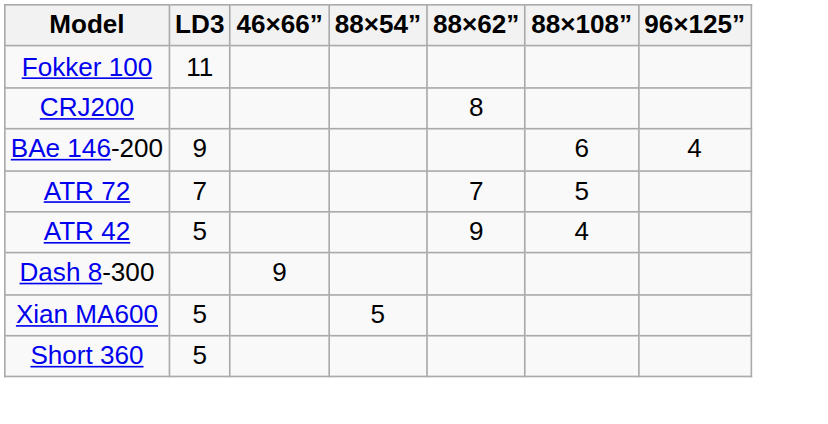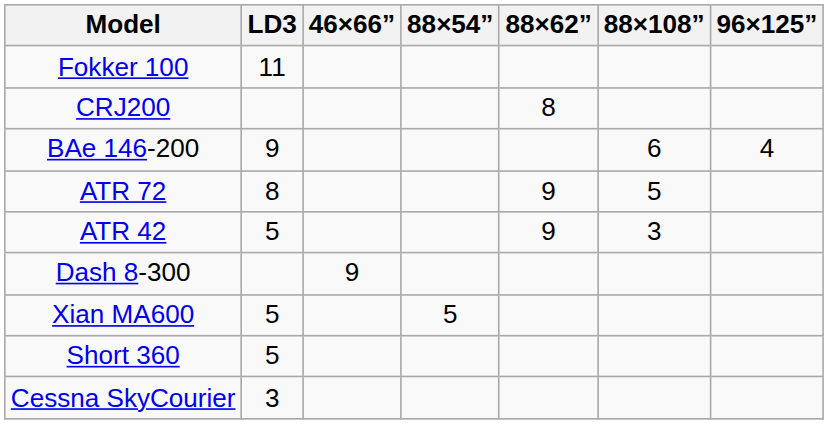(200, 190) 7 -> (272, 190) 8
(476, 190) 7 -> (549, 190) 9
(582, 231) 4 -> (654, 231) 3
+ row: (123, 397)
